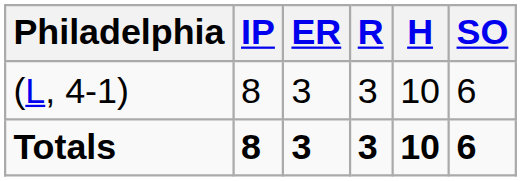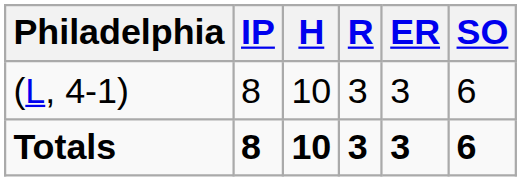columns swapped: (420, 32) <-> (316, 32)
